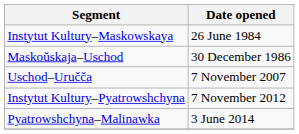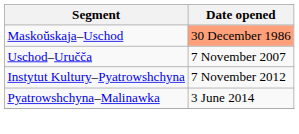- row: (90, 35)
(241, 56) no background -> (241, 35) lightsalmon background
